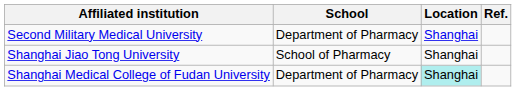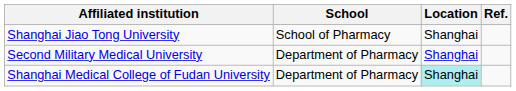rows swapped: (105, 34) <-> (93, 55)
